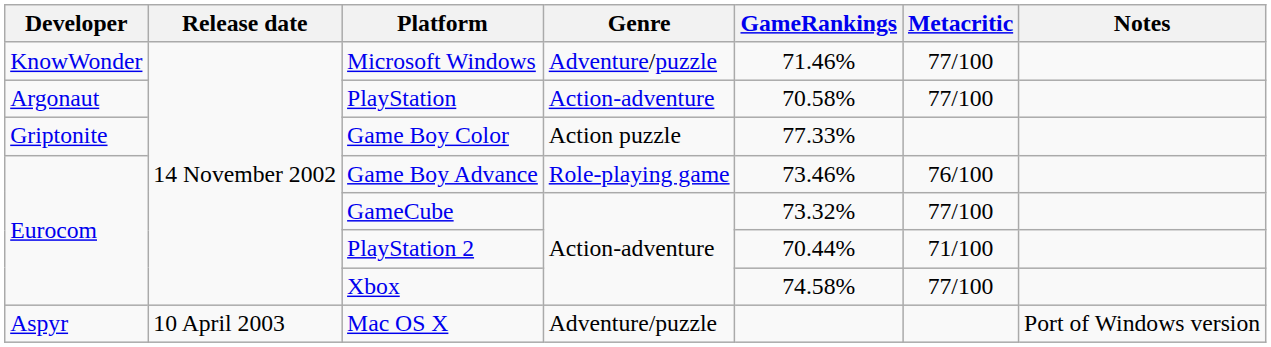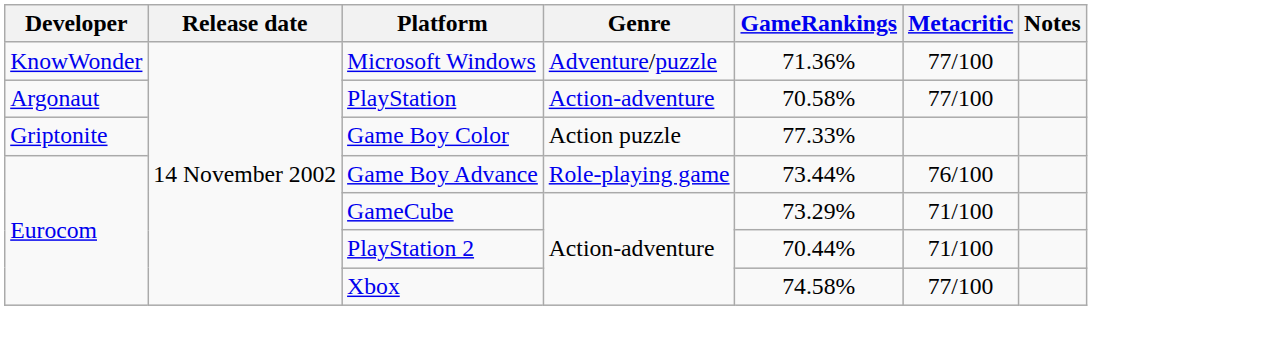(819, 60) 71.46% -> (819, 60) 71.36%
(819, 173) 73.46% -> (819, 173) 73.44%
(819, 211) 73.32% -> (819, 211) 73.29%
(961, 211) 77/100 -> (961, 211) 71/100
- row: (398, 323)
